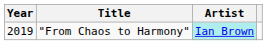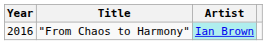(20, 31) 2019 -> (20, 31) 2016
